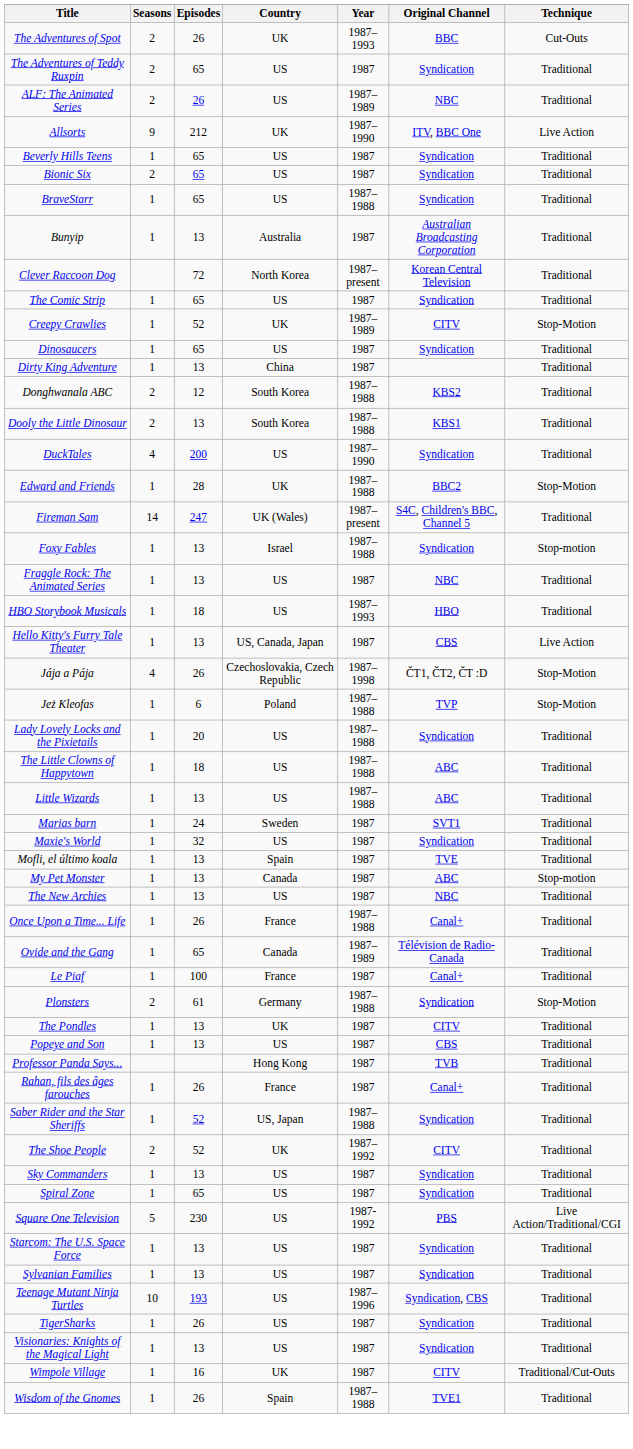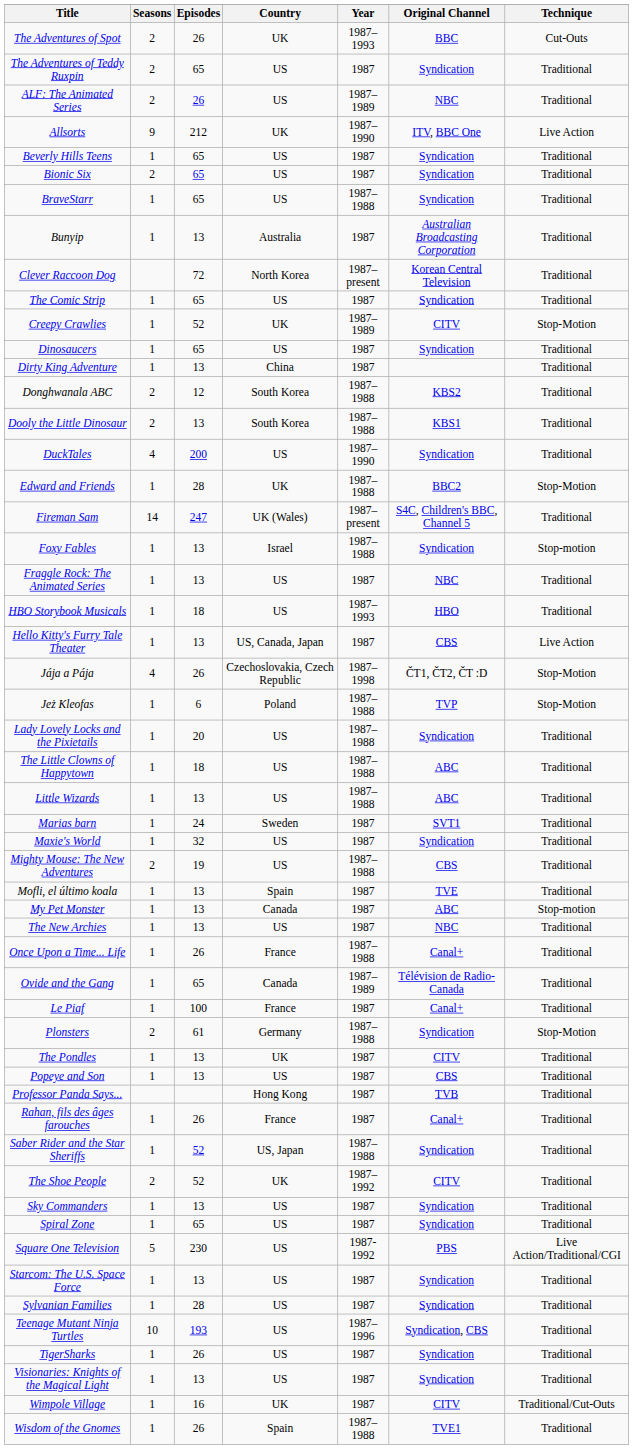+ row: (67, 866)
(198, 1274) 13 -> (198, 1305) 28
